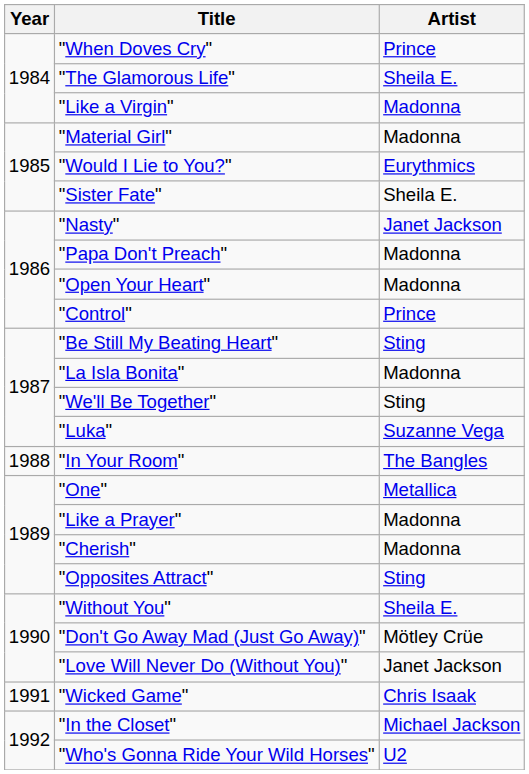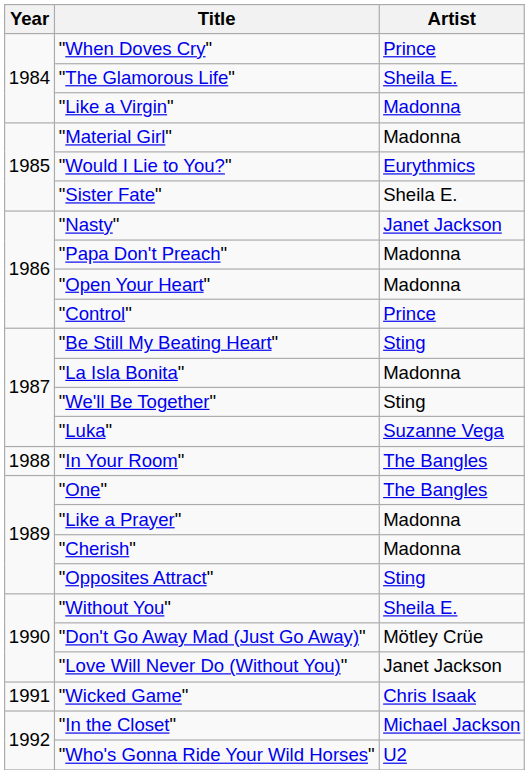(420, 490) Metallica -> (435, 490) The Bangles
